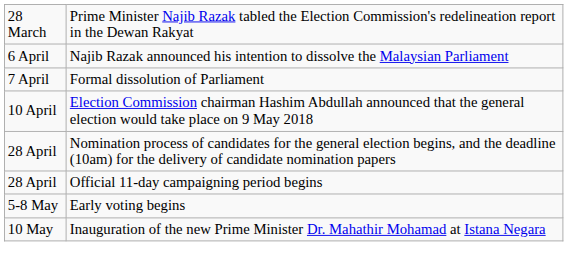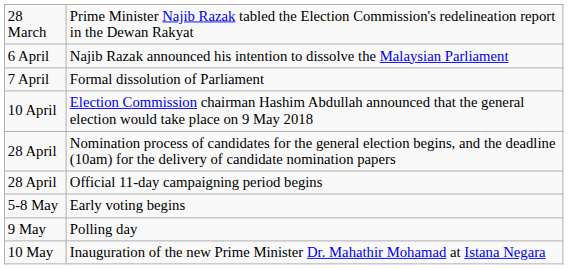+ row: (104, 229)
